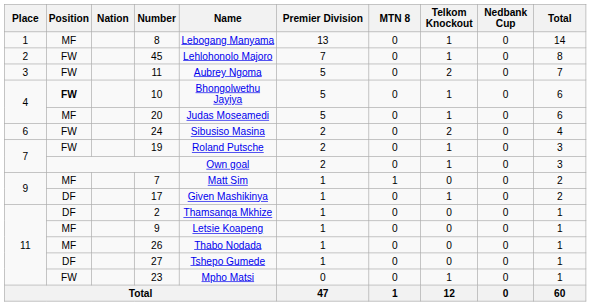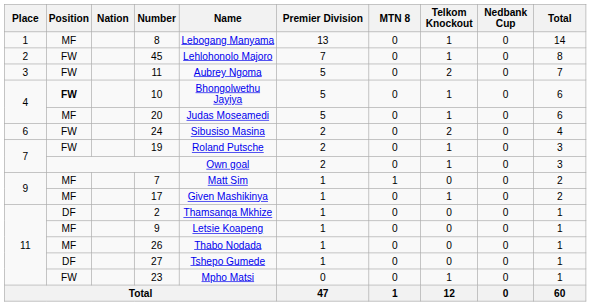(69, 197) DF -> (69, 197) MF
